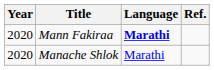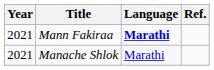(20, 34) 2020 -> (20, 34) 2021
(20, 55) 2020 -> (20, 55) 2021
